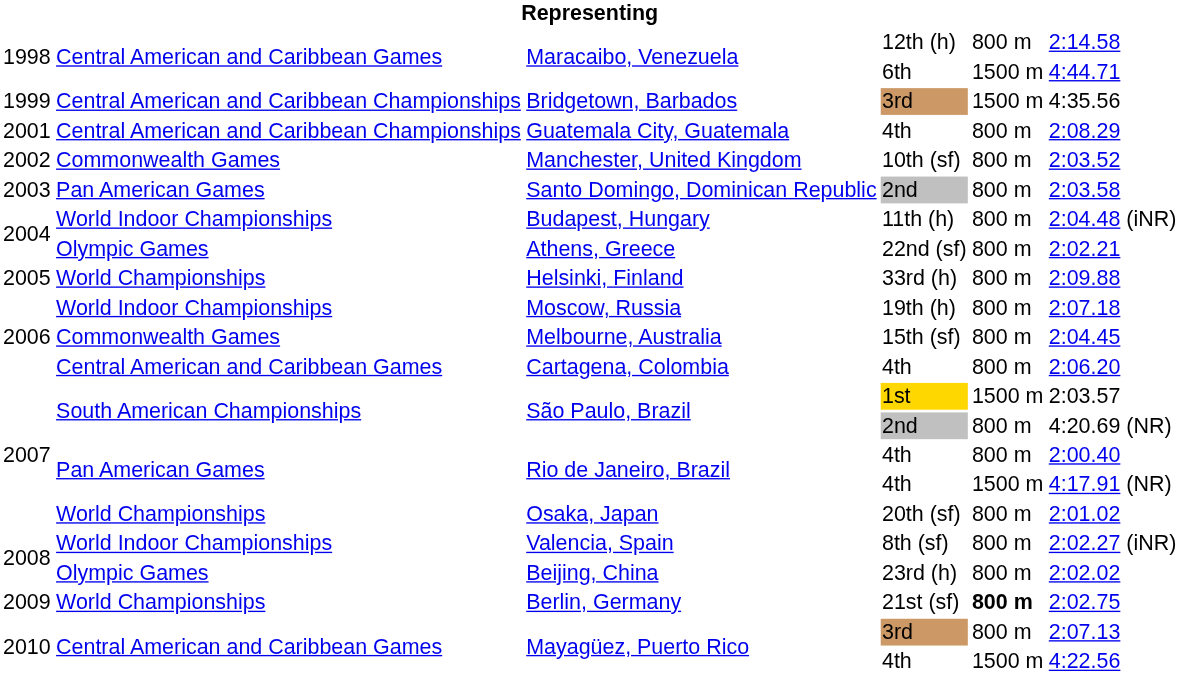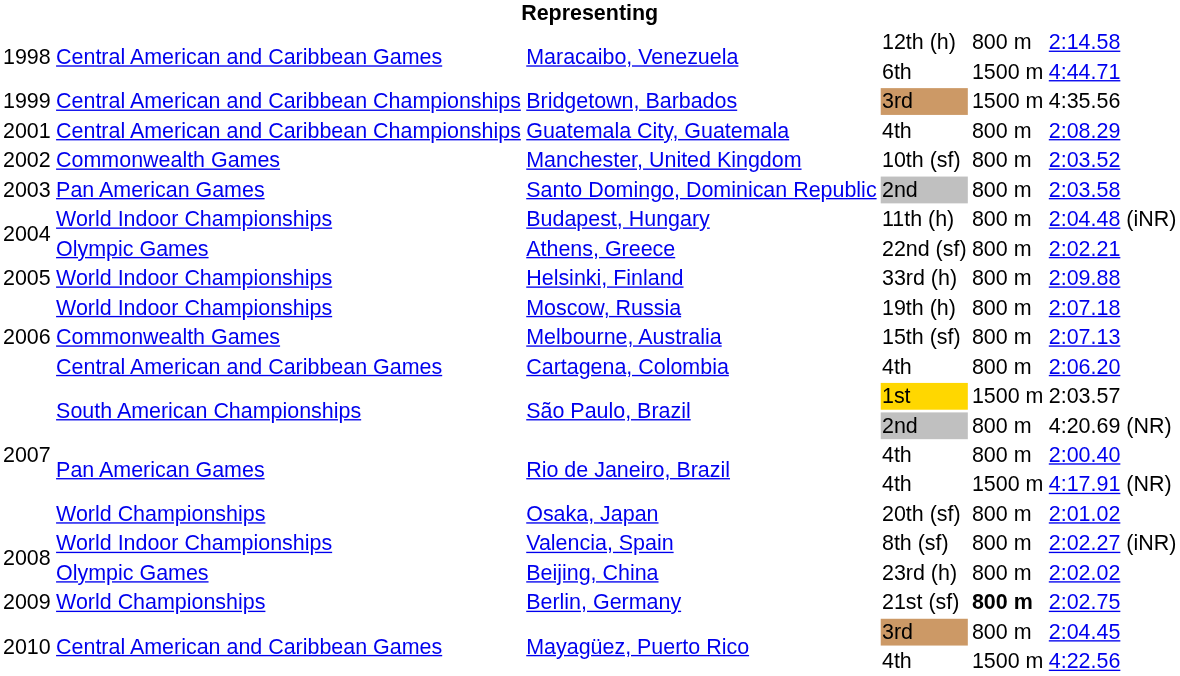(161, 278) World Championships -> (194, 278) World Indoor Championships
(1085, 337) 2:04.45 -> (1085, 337) 2:07.13
(1085, 631) 2:07.13 -> (1085, 631) 2:04.45
